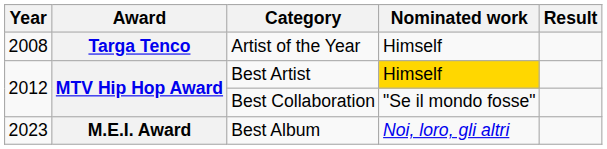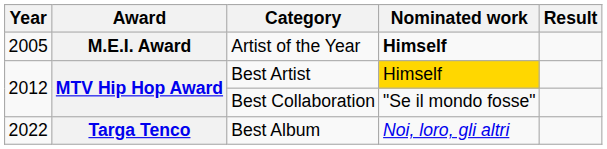(28, 46) 2008 -> (28, 46) 2005
(139, 46) Targa Tenco -> (139, 46) M.E.I. Award
(412, 46) normal -> (415, 46) bold
(28, 130) 2023 -> (28, 130) 2022
(139, 130) M.E.I. Award -> (139, 130) Targa Tenco
